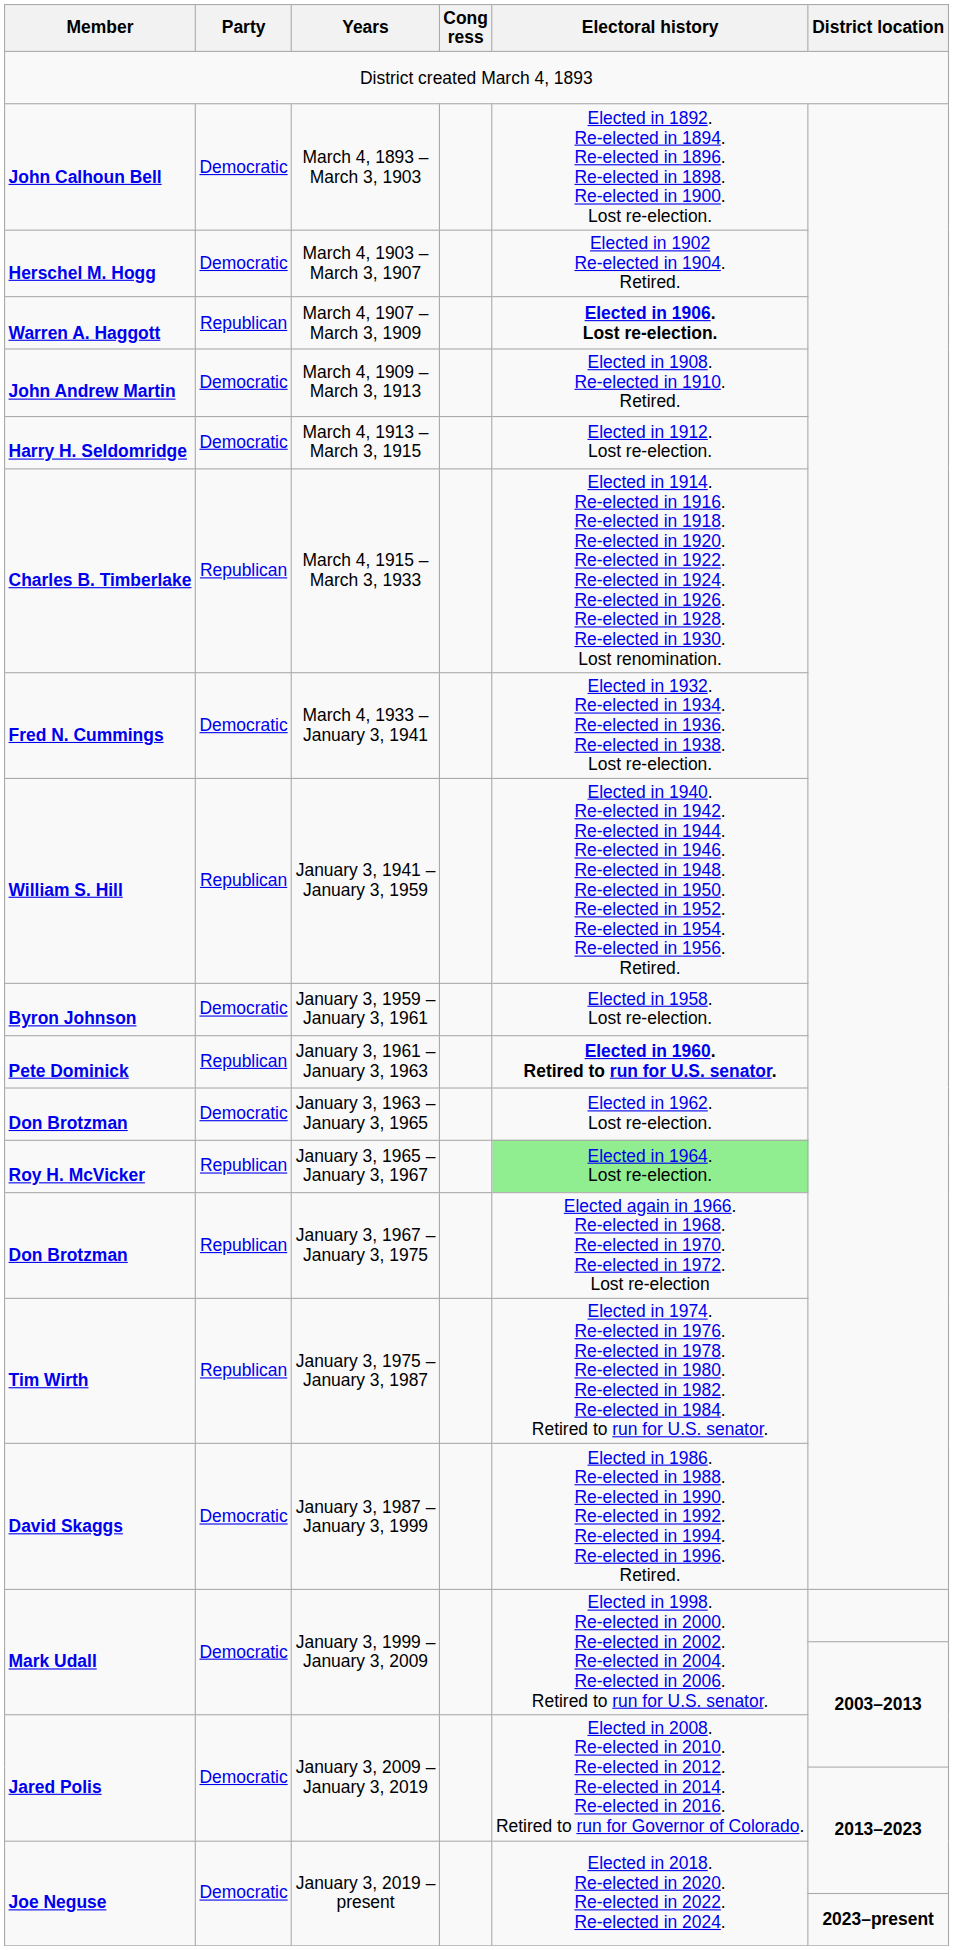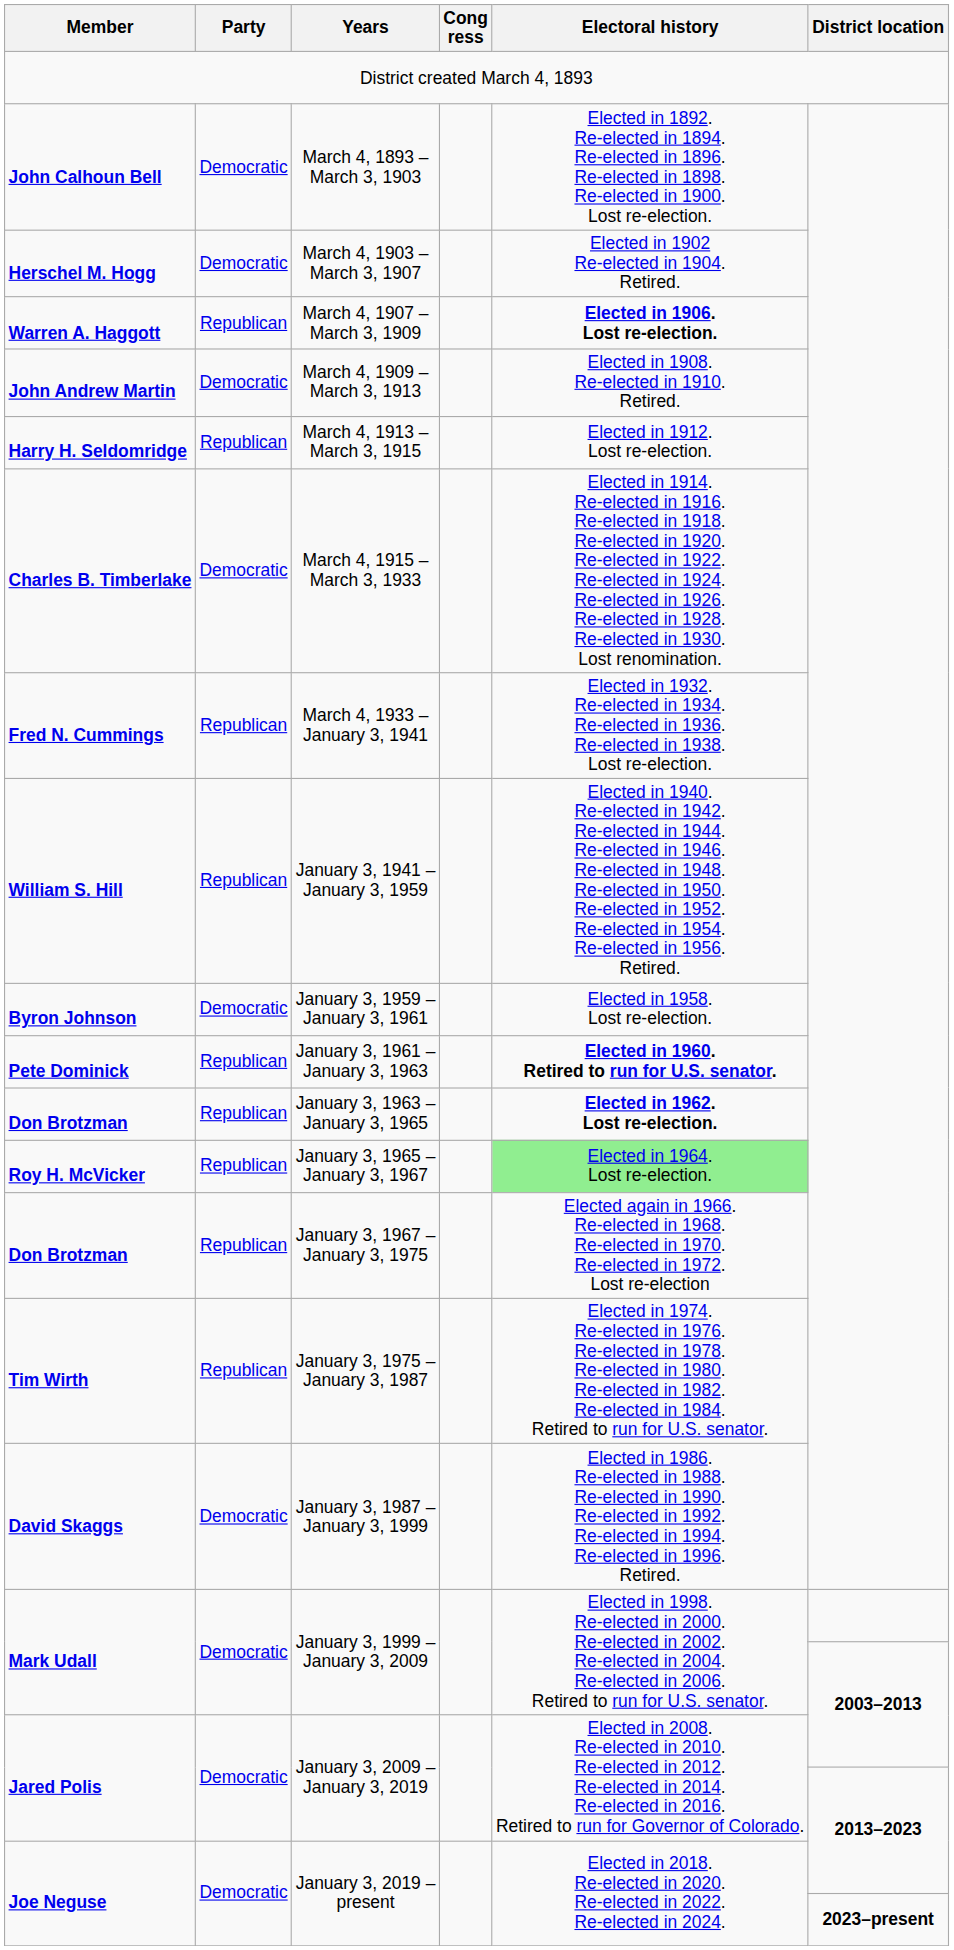(244, 442) Democratic -> (244, 442) Republican
(244, 570) Republican -> (244, 570) Democratic
(244, 725) Democratic -> (244, 725) Republican
(244, 1113) Democratic -> (244, 1113) Republican
(650, 1113) normal -> (650, 1113) bold
